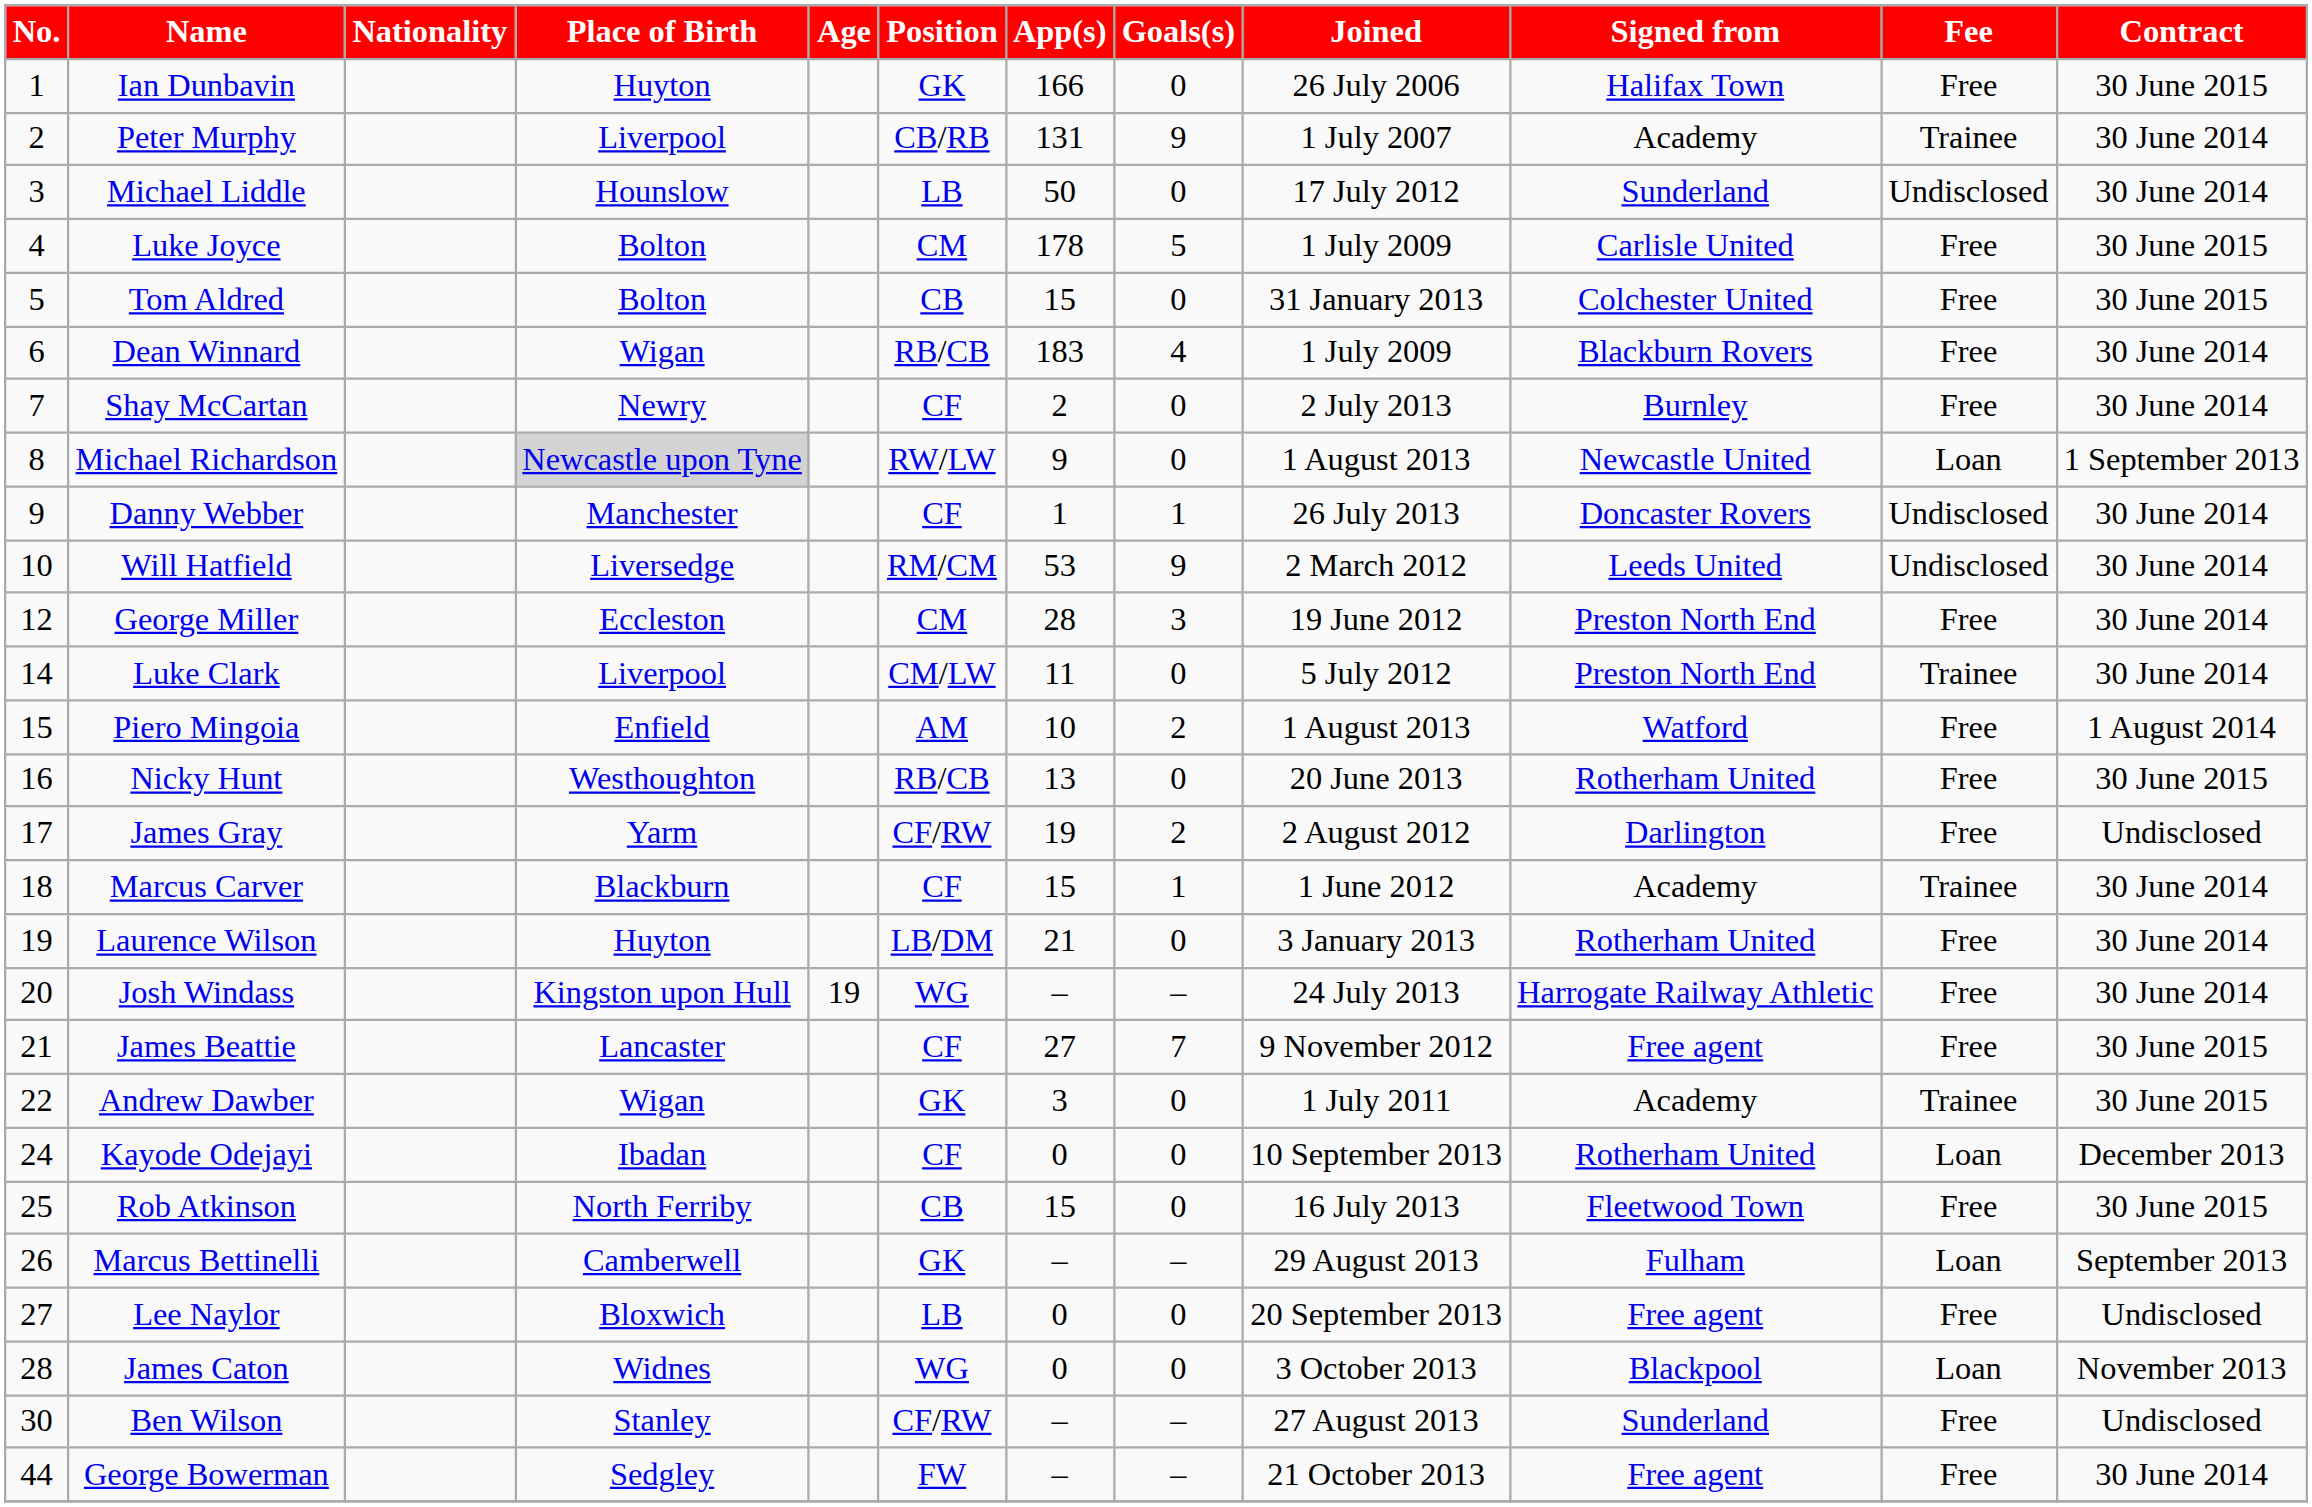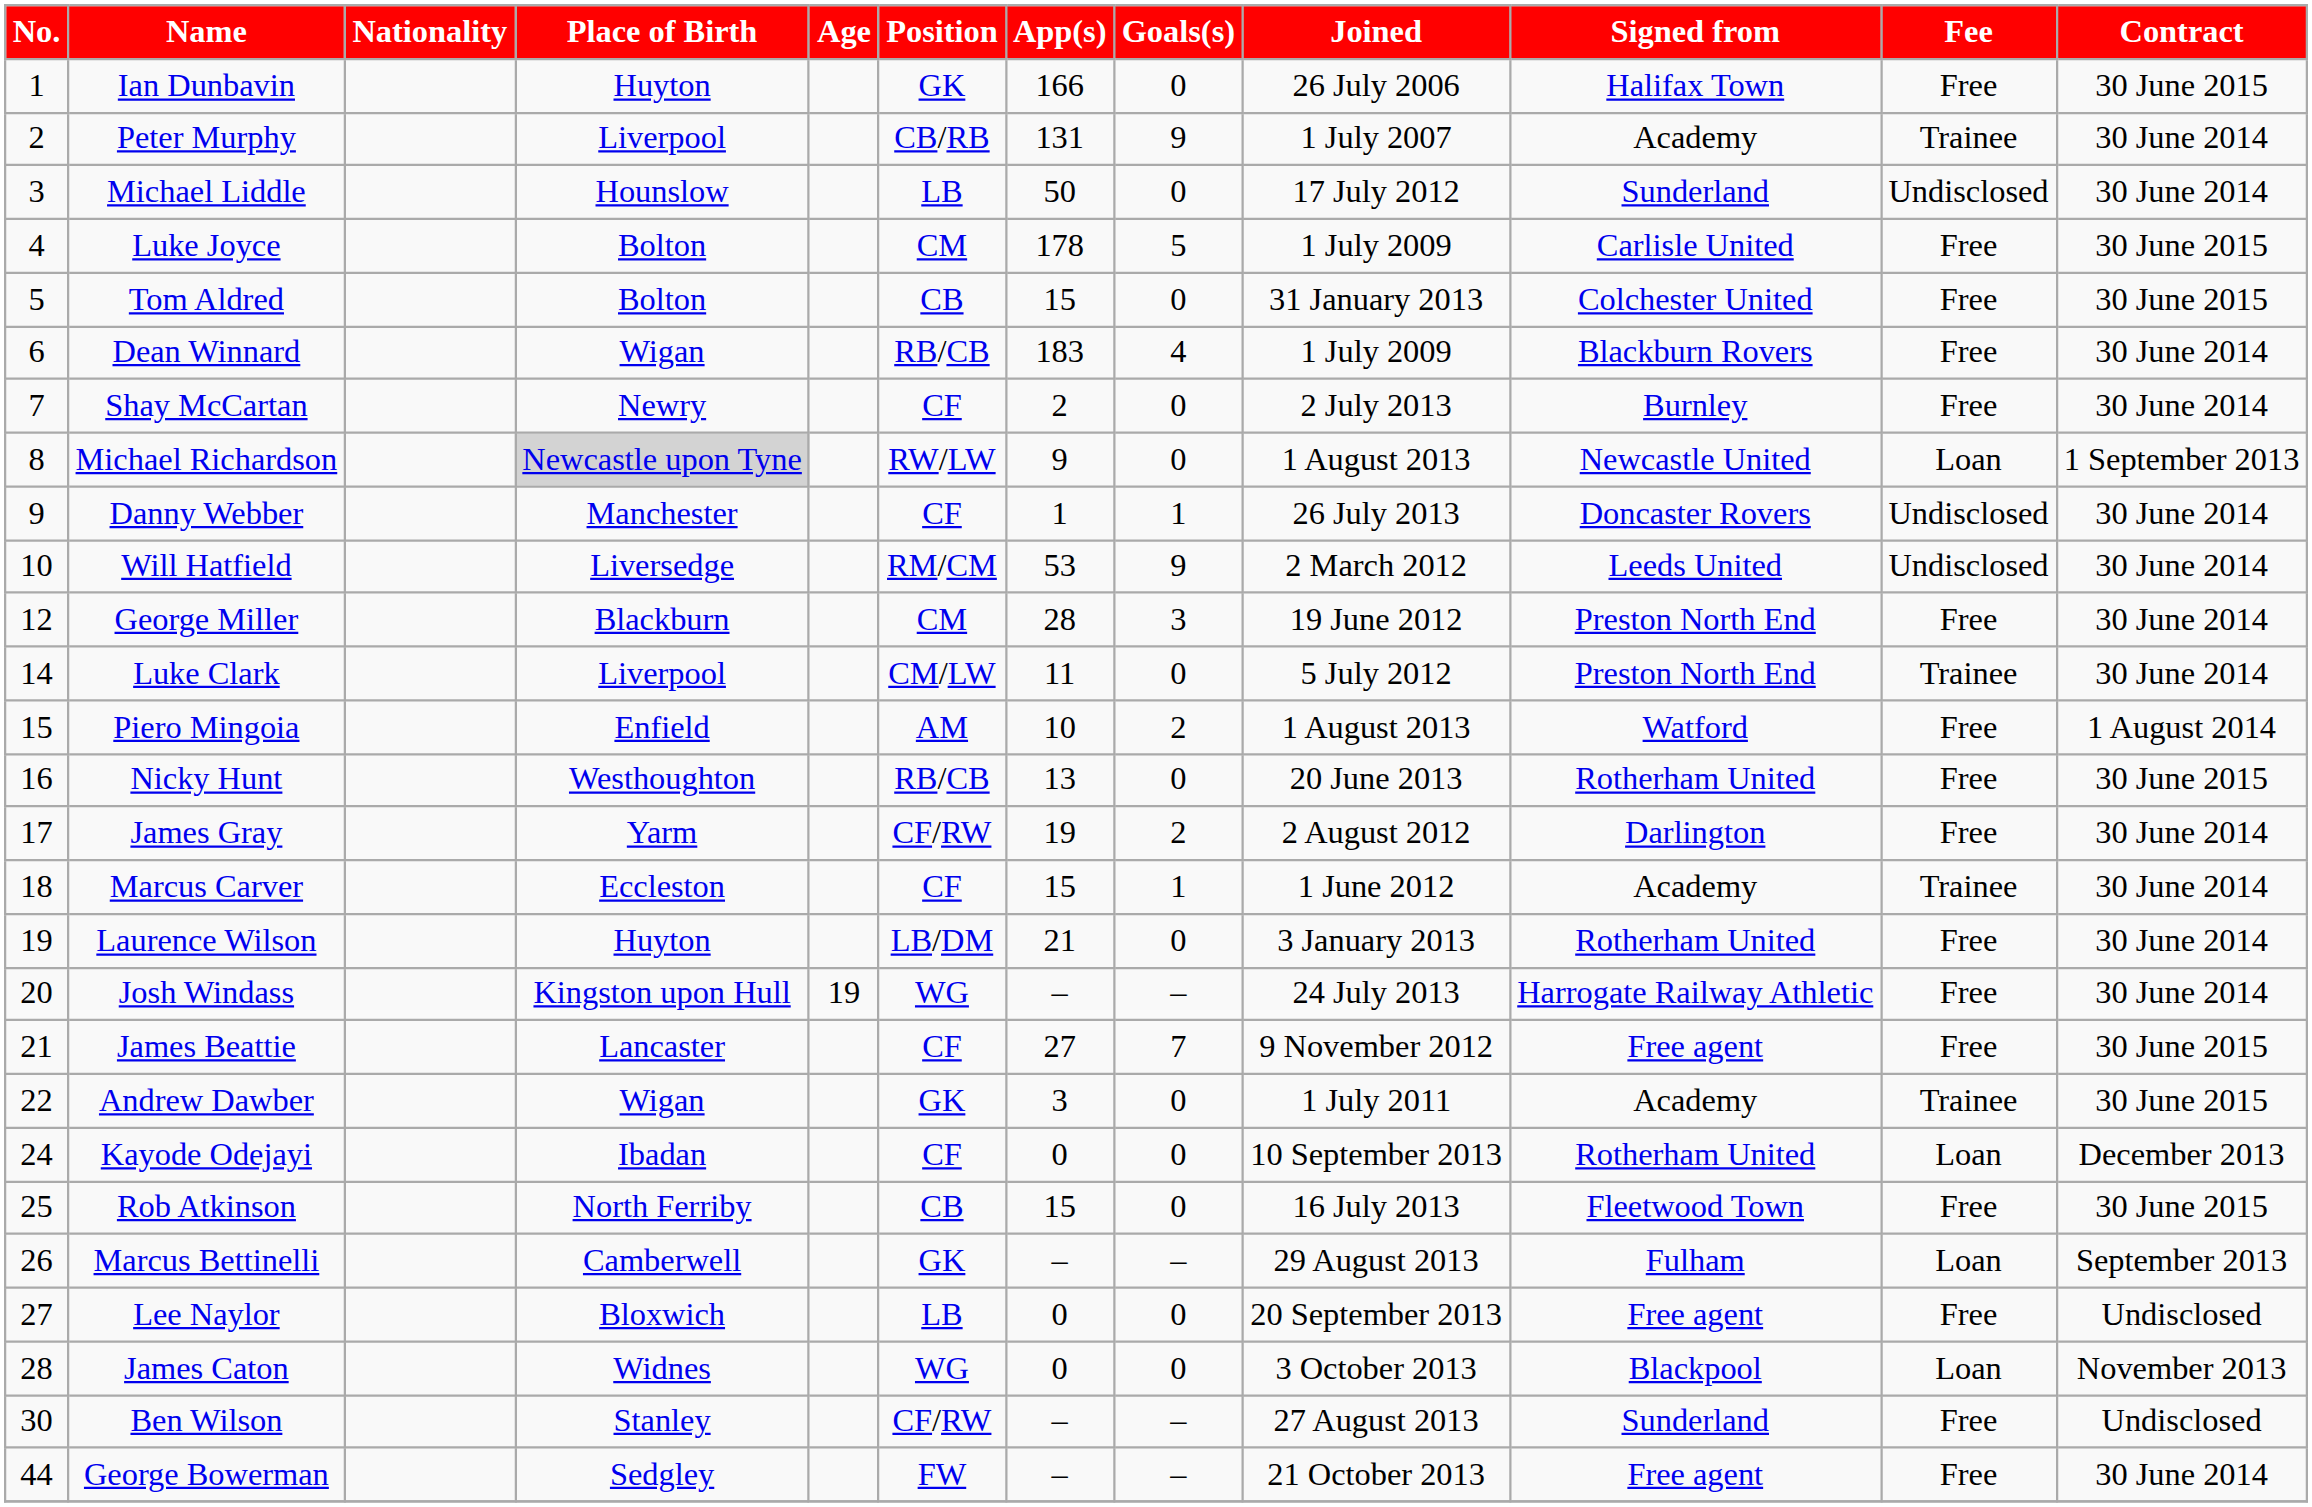(662, 619) Eccleston -> (662, 619) Blackburn
(2182, 833) Undisclosed -> (2182, 833) 30 June 2014
(662, 886) Blackburn -> (662, 886) Eccleston
